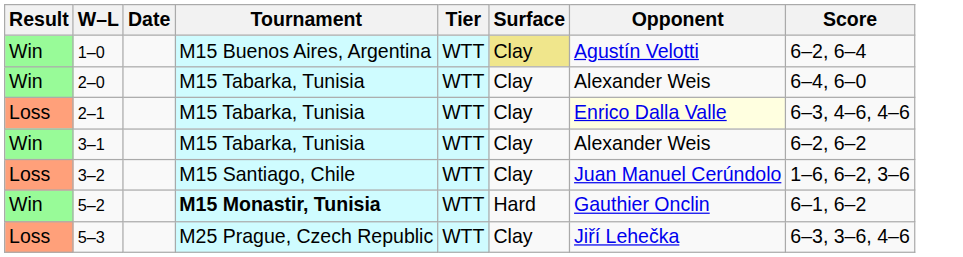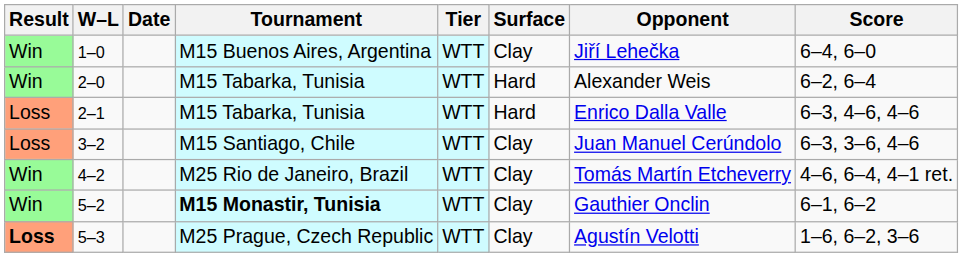(513, 50) khaki background -> (513, 50) no background
(636, 50) Agustín Velotti -> (627, 50) Jiří Lehečka
(828, 50) 6–2, 6–4 -> (838, 50) 6–4, 6–0
(513, 81) Clay -> (515, 81) Hard
(828, 81) 6–4, 6–0 -> (838, 81) 6–2, 6–4
(513, 112) Clay -> (515, 112) Hard
(650, 112) lightyellow background -> (650, 112) no background
- row: (91, 145)
(850, 174) 1–6, 6–2, 3–6 -> (860, 143) 6–3, 3–6, 4–6
+ row: (91, 175)
(515, 205) Hard -> (513, 205) Clay
(30, 236) normal -> (32, 236) bold
(627, 236) Jiří Lehečka -> (636, 236) Agustín Velotti
(850, 236) 6–3, 3–6, 4–6 -> (860, 236) 1–6, 6–2, 3–6
